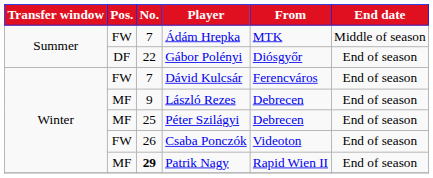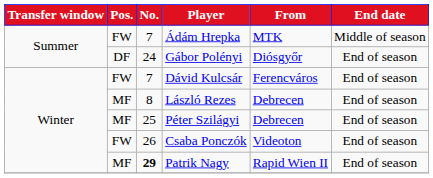(149, 57) 22 -> (149, 57) 24
(149, 99) 9 -> (149, 99) 8
